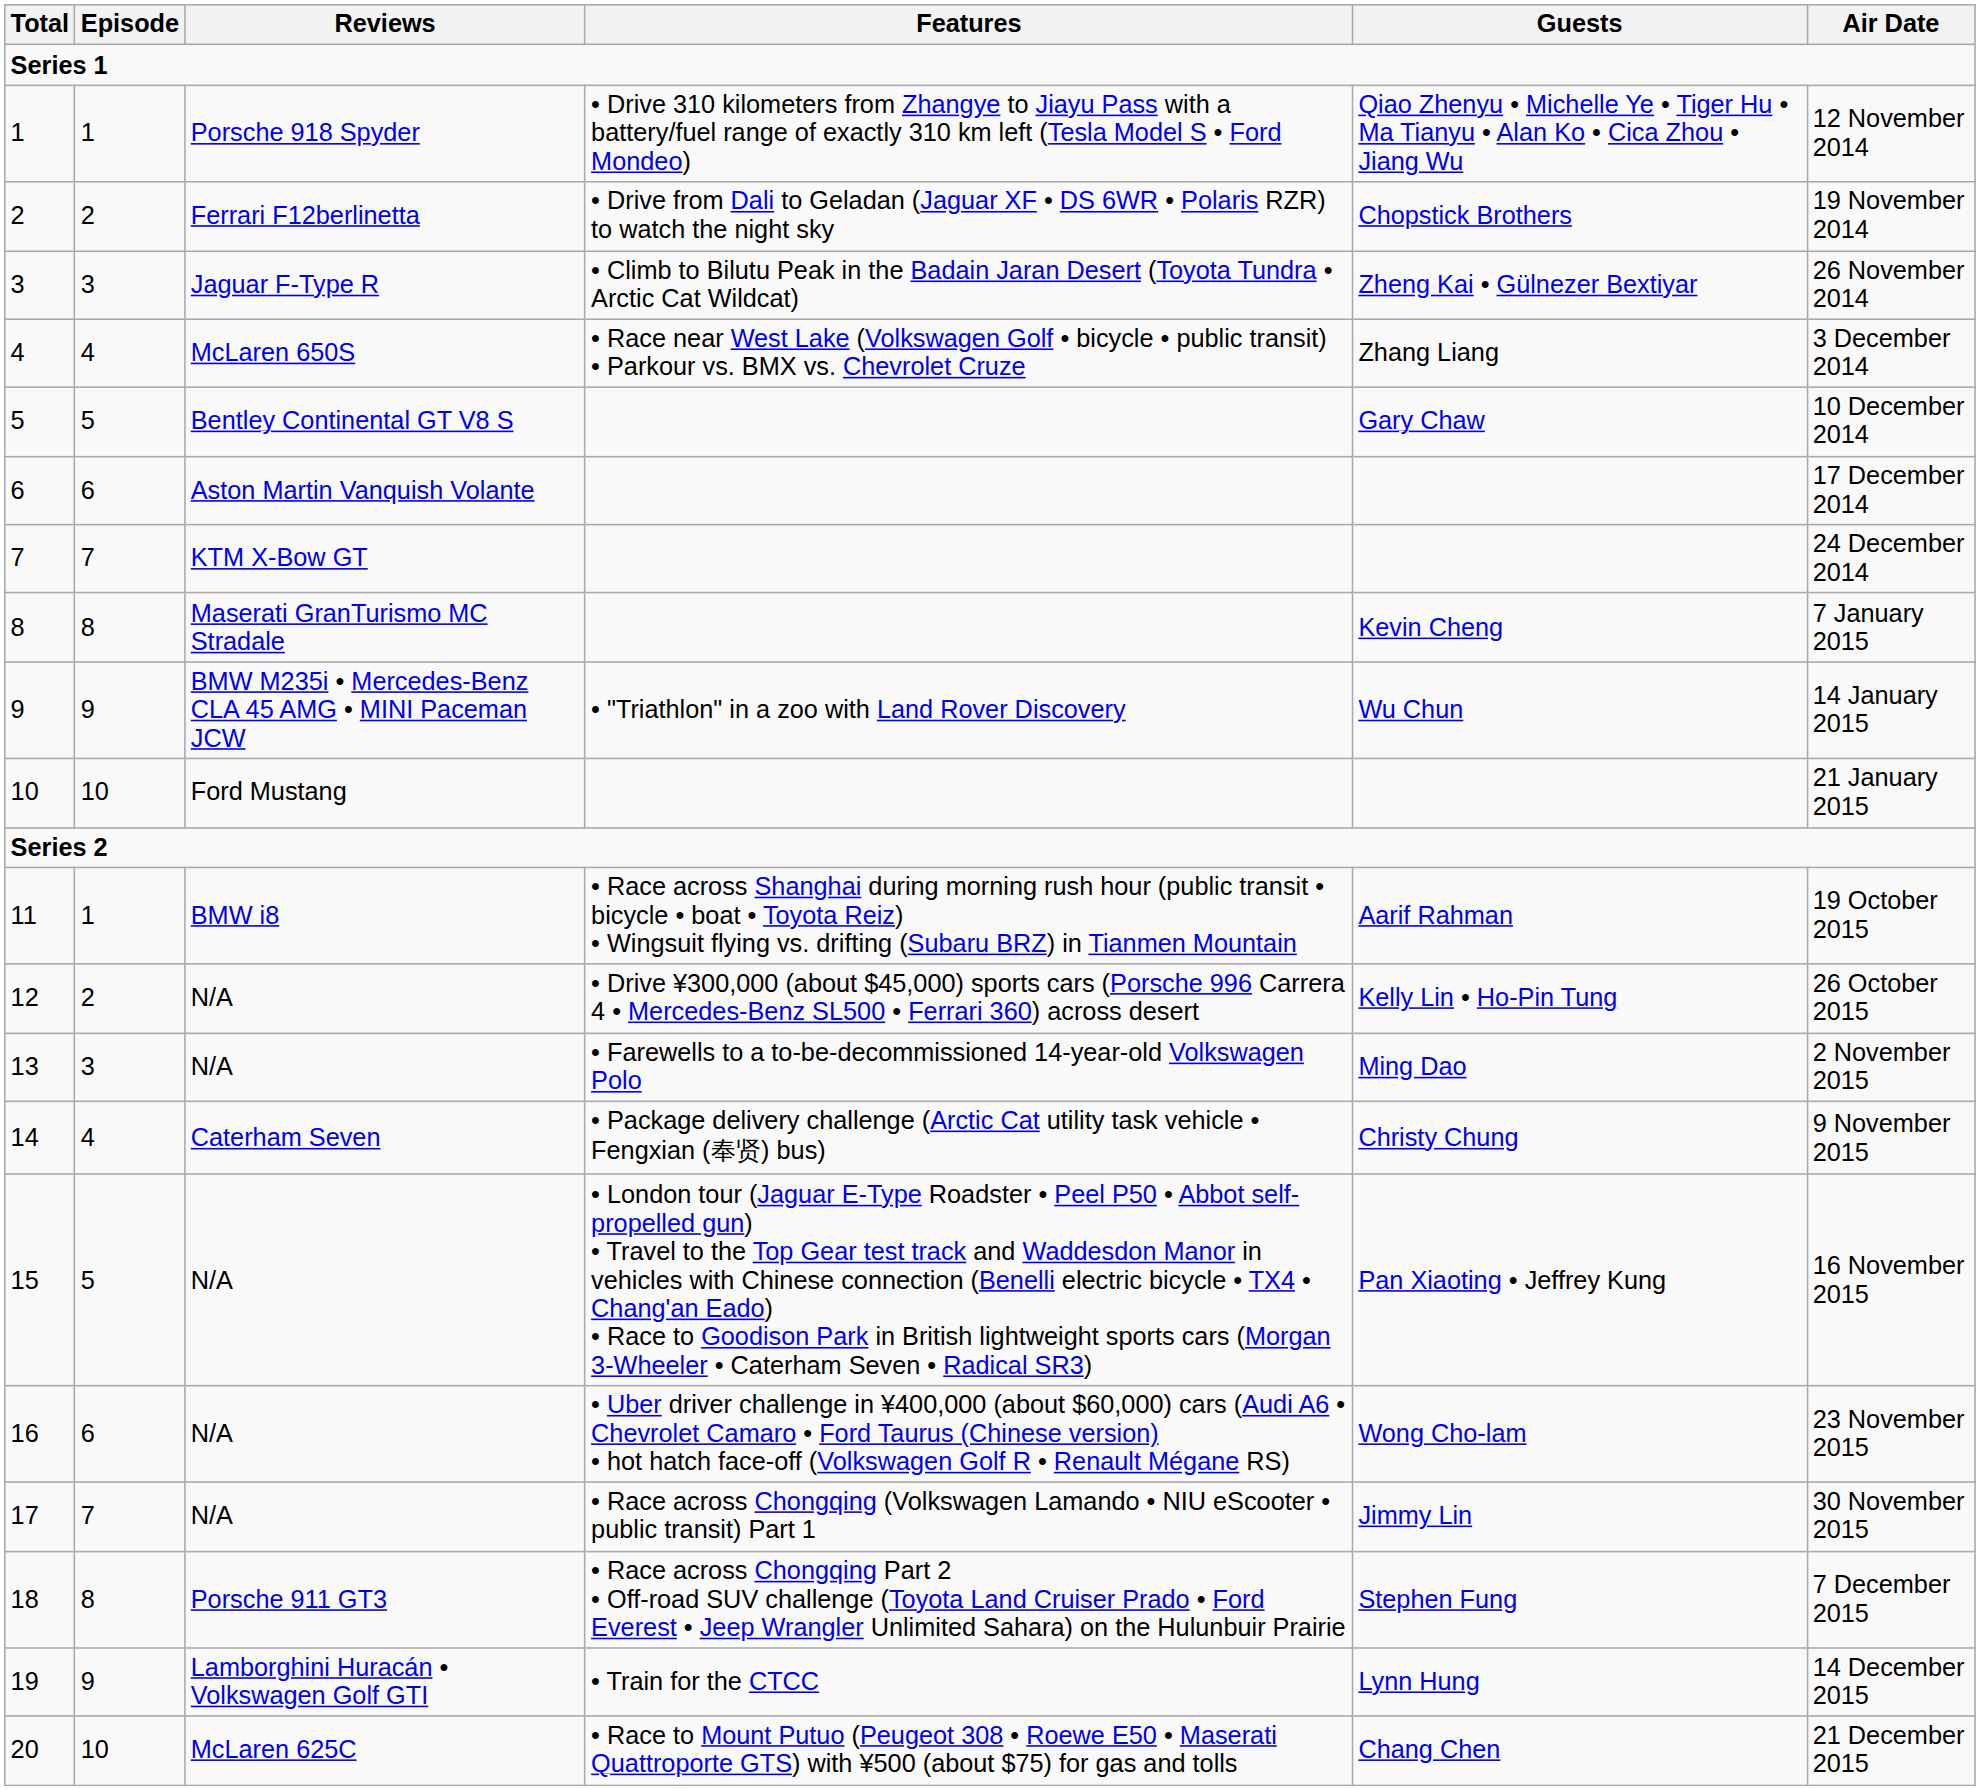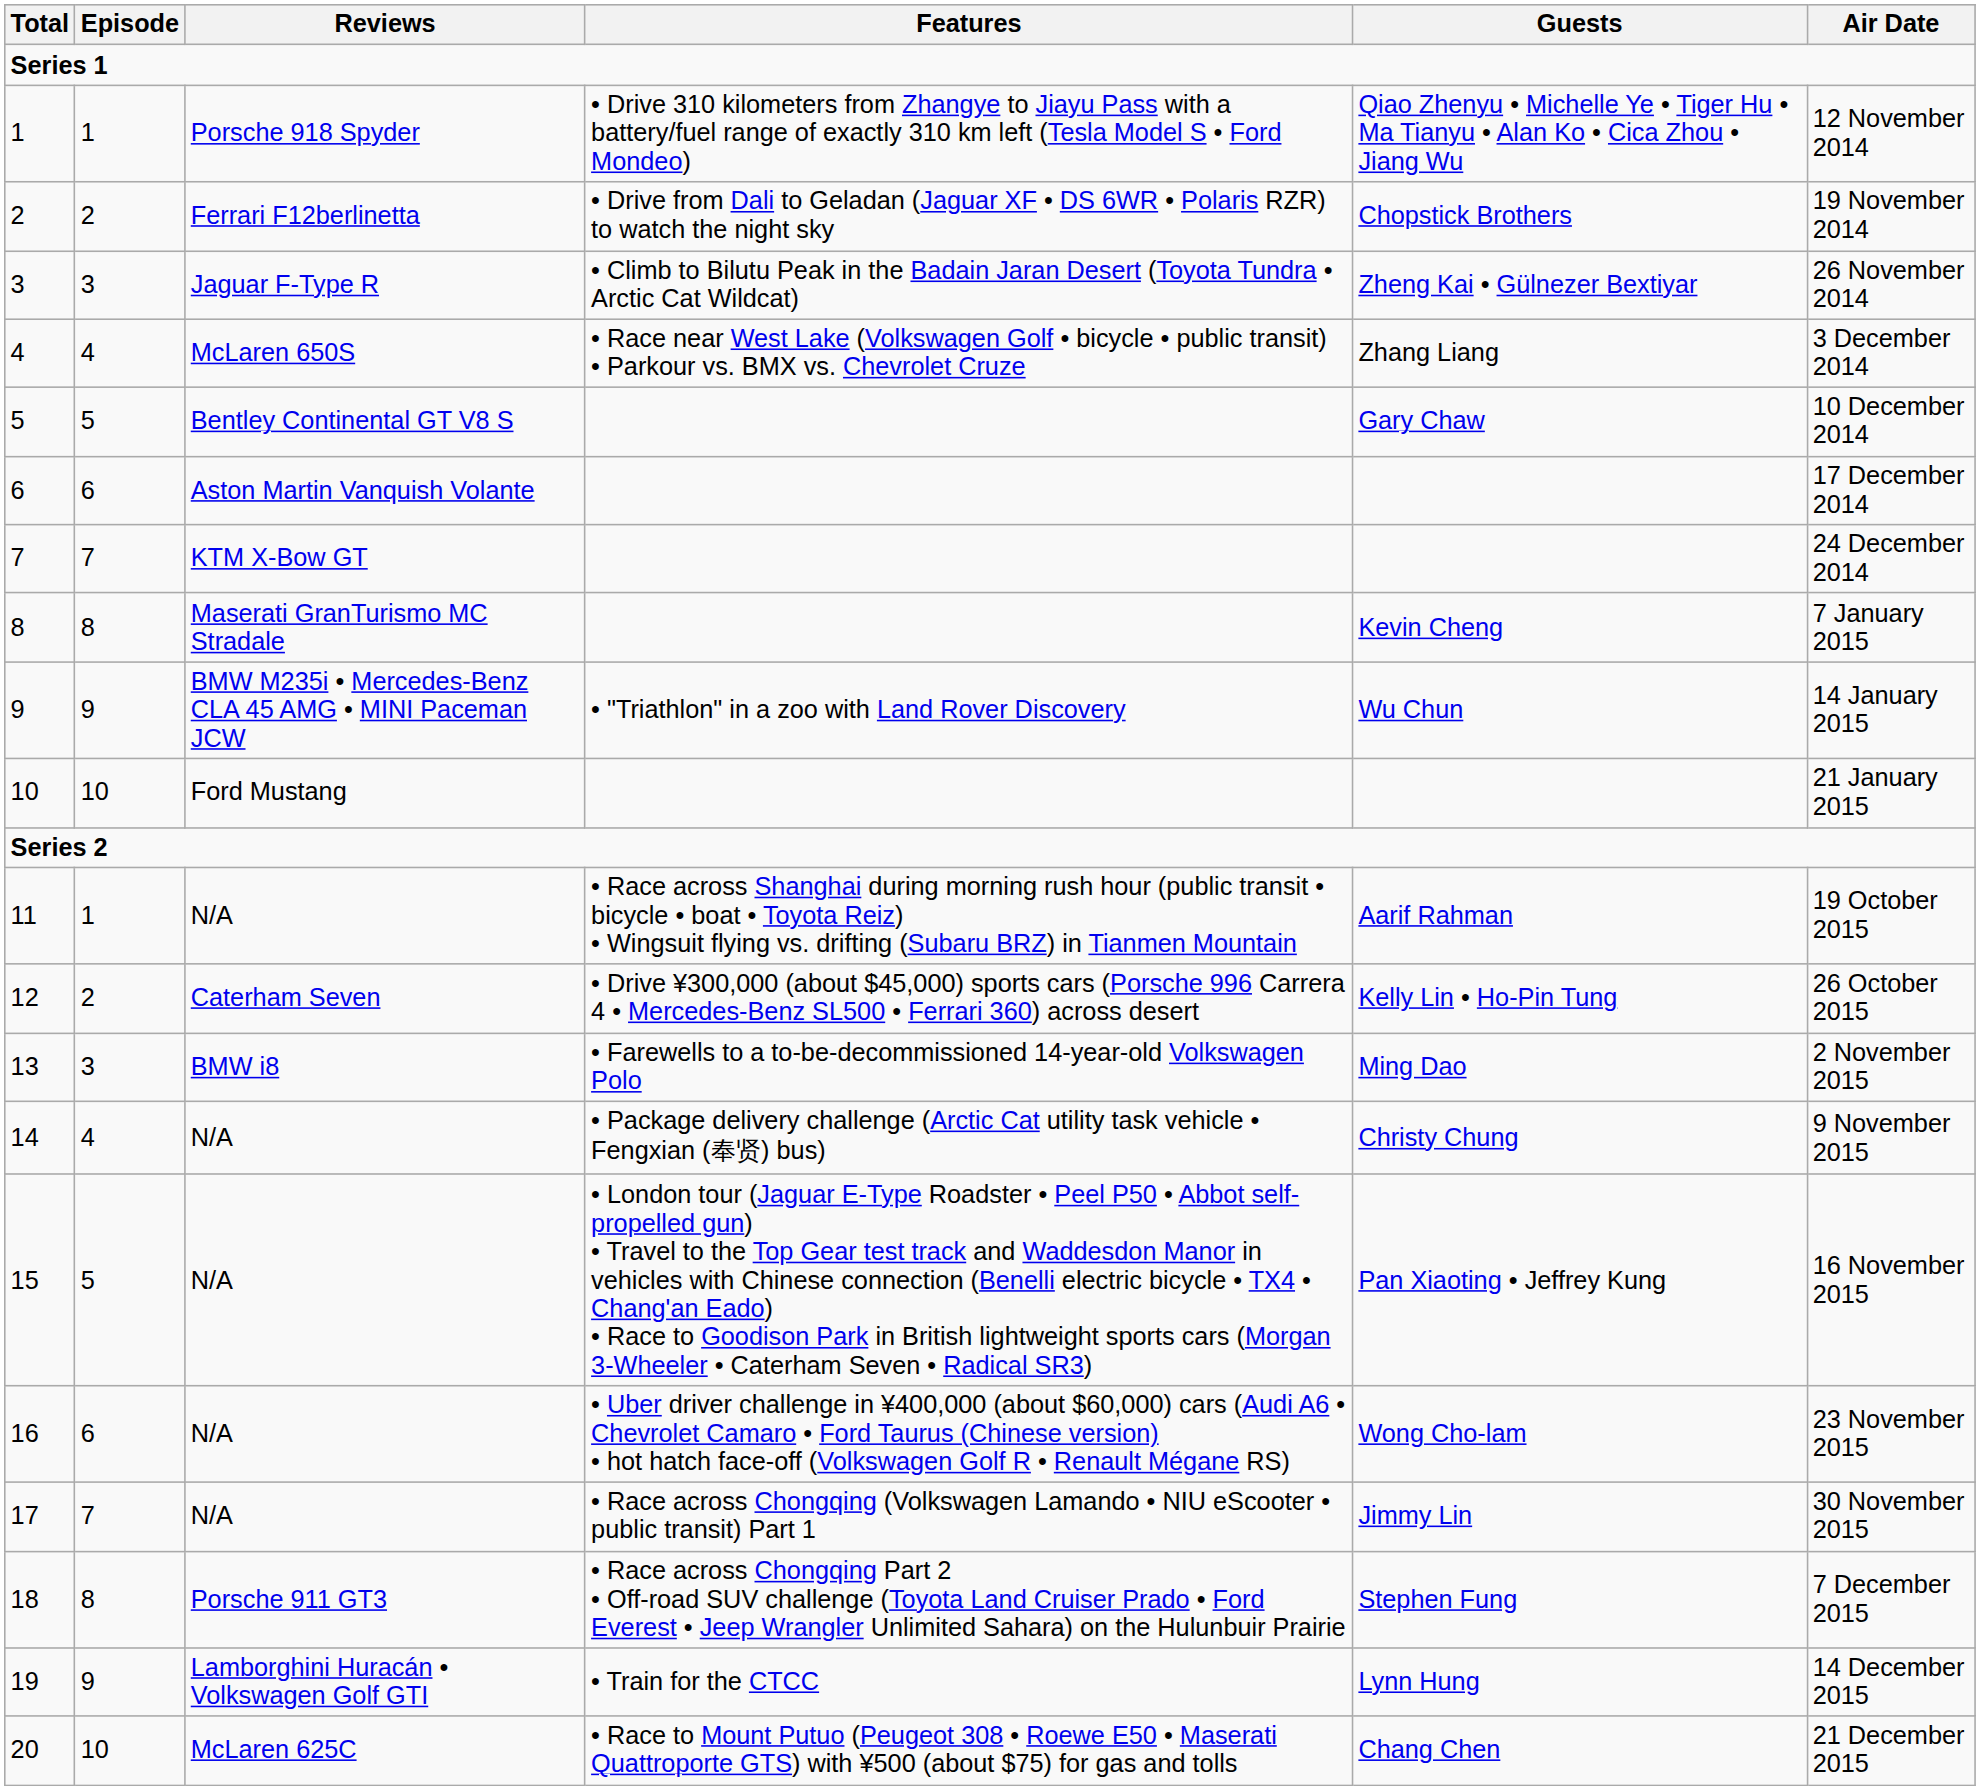(235, 915) BMW i8 -> (212, 915) N/A
(212, 998) N/A -> (286, 998) Caterham Seven
(212, 1066) N/A -> (235, 1066) BMW i8
(286, 1137) Caterham Seven -> (212, 1137) N/A
